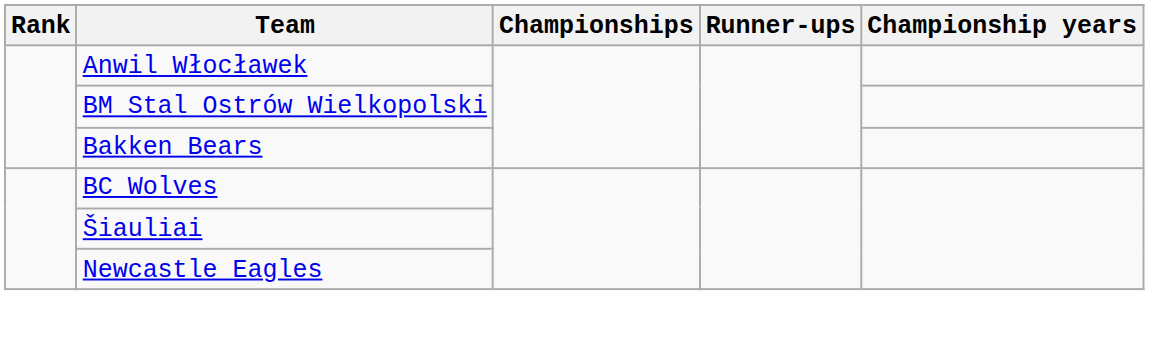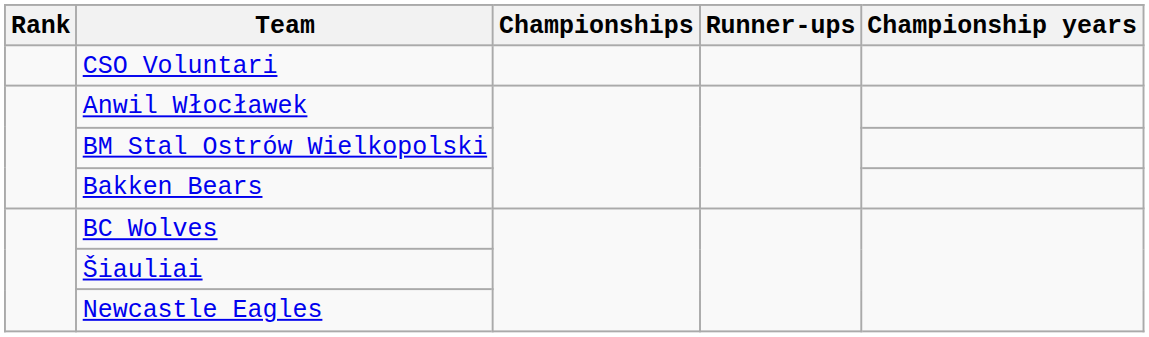+ row: (180, 66)
